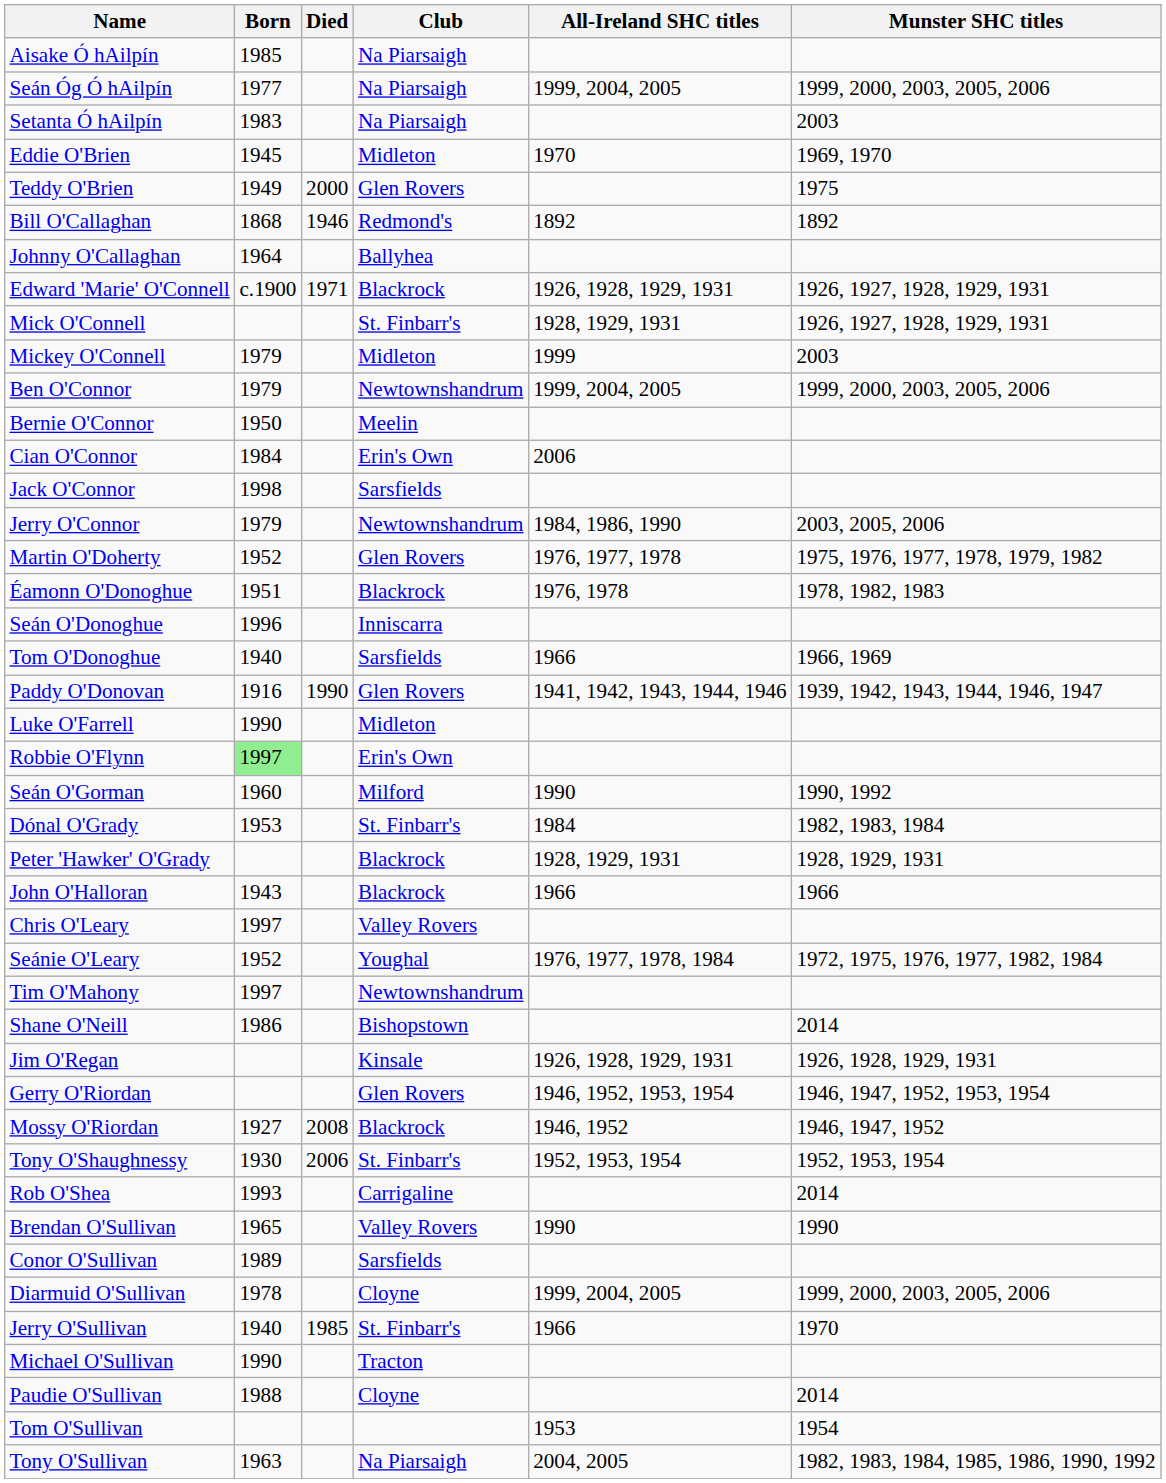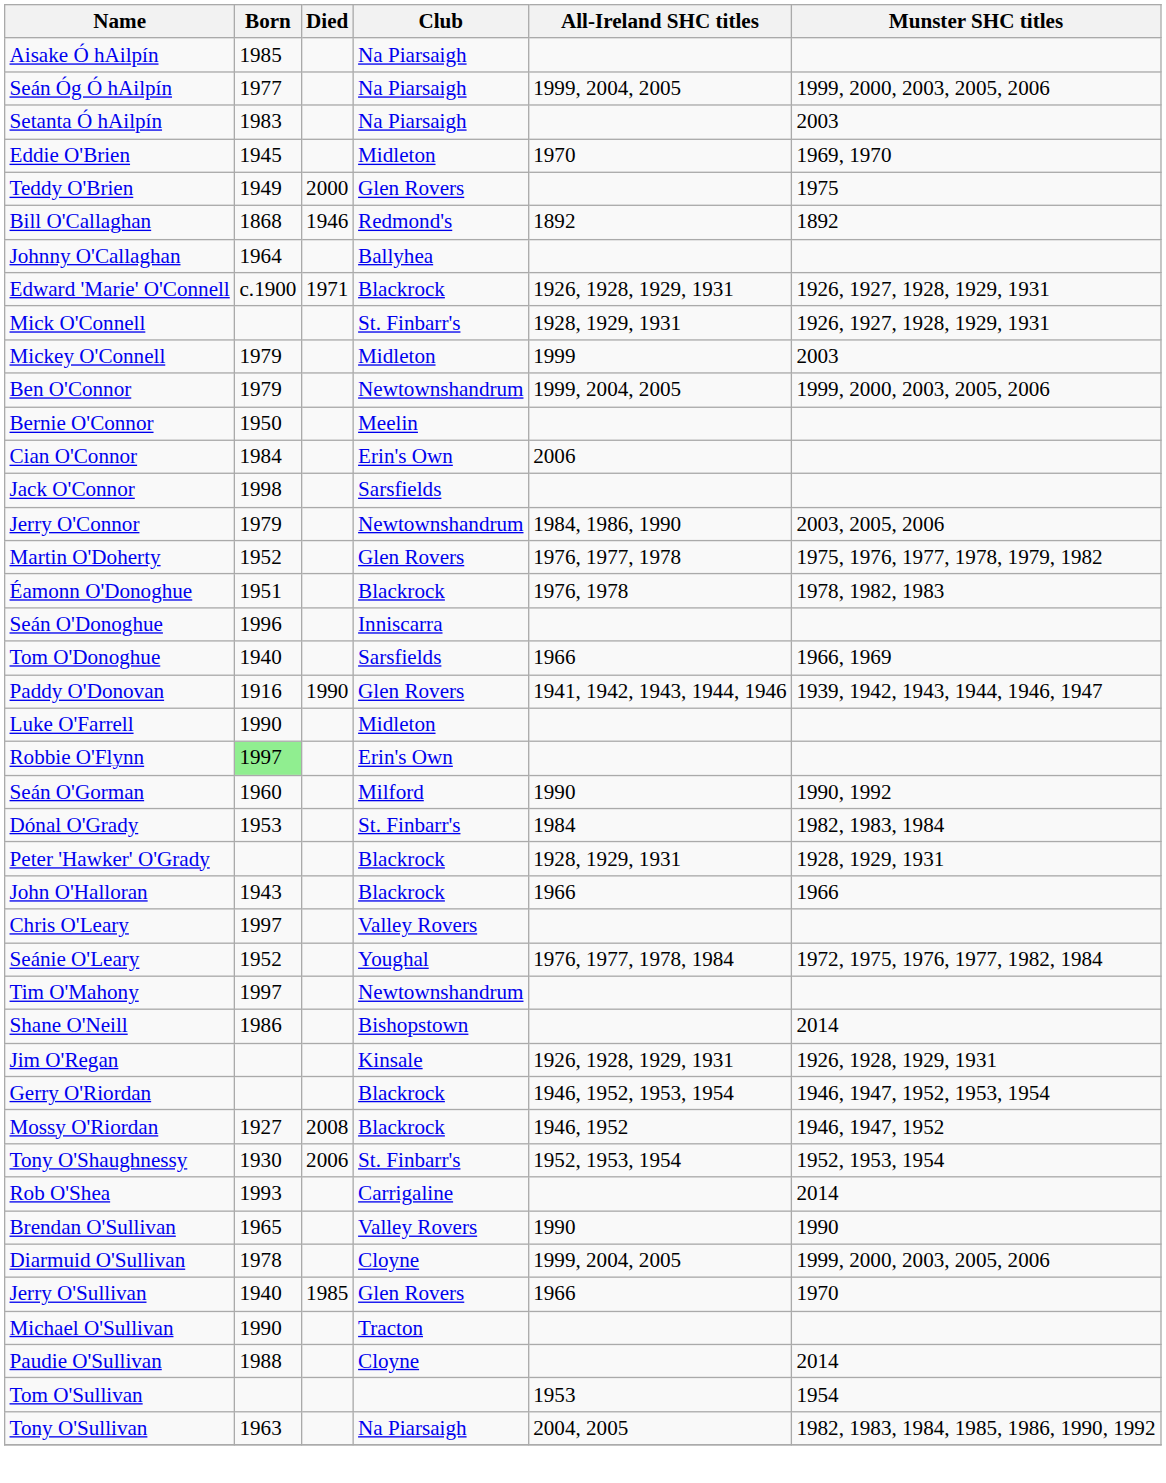(411, 1093) Glen Rovers -> (401, 1093) Blackrock
- row: (83, 1260)
(409, 1327) St. Finbarr's -> (411, 1294) Glen Rovers
